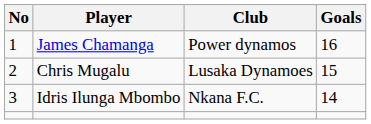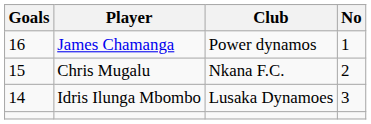columns swapped: (19, 17) <-> (341, 17)
(250, 71) Lusaka Dynamoes -> (247, 71) Nkana F.C.
(226, 97) Nkana F.C. -> (271, 97) Lusaka Dynamoes
